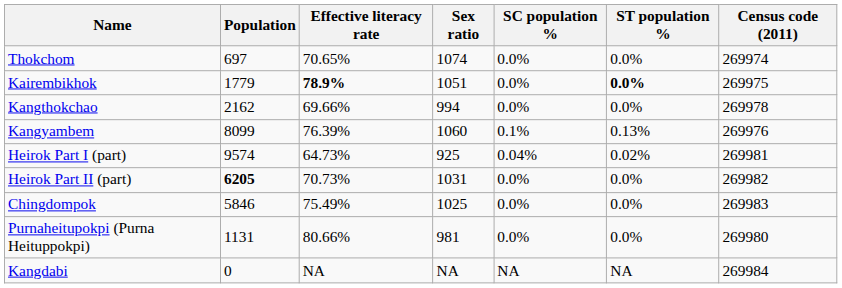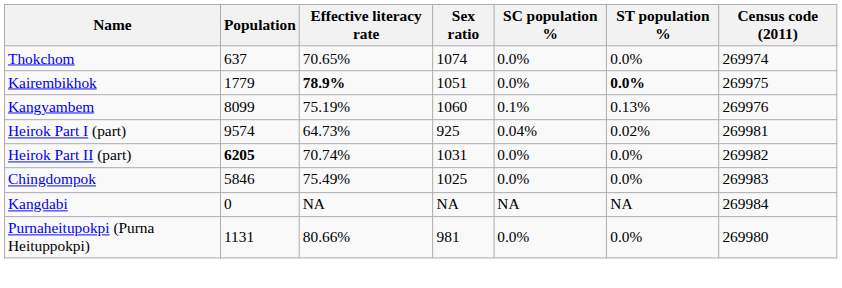(236, 58) 697 -> (236, 58) 637
- row: (53, 107)
(326, 131) 76.39% -> (326, 107) 75.19%
(326, 180) 70.73% -> (326, 155) 70.74%
rows swapped: (38, 270) <-> (81, 237)
